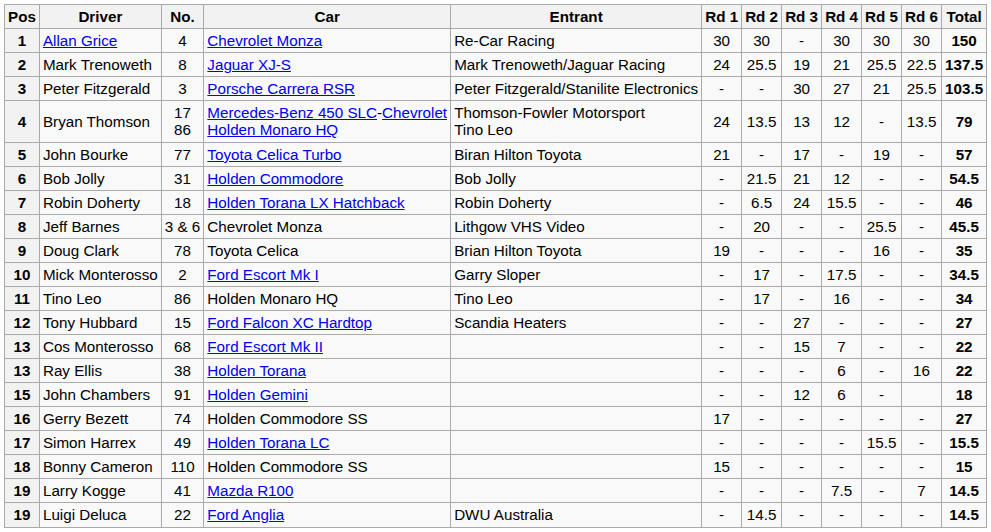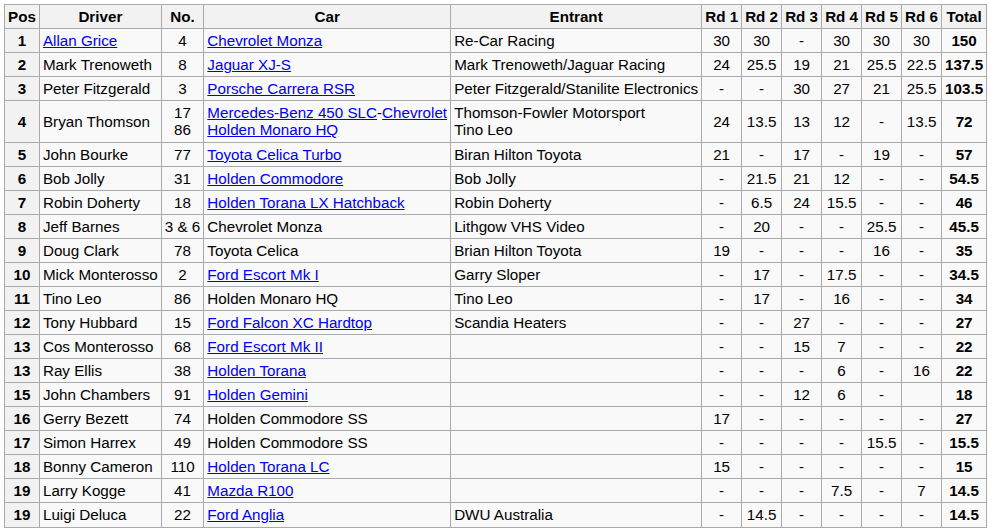(964, 121) 79 -> (964, 121) 72
(268, 443) Holden Torana LC -> (288, 443) Holden Commodore SS
(288, 467) Holden Commodore SS -> (268, 467) Holden Torana LC
